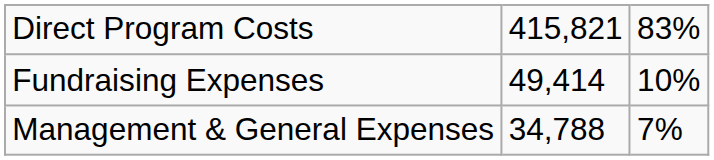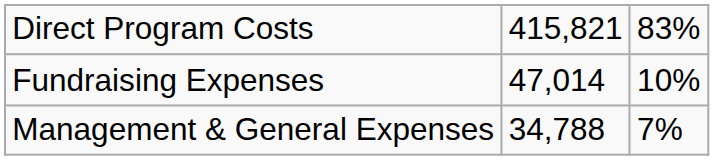(557, 79) 49,414 -> (557, 79) 47,014
